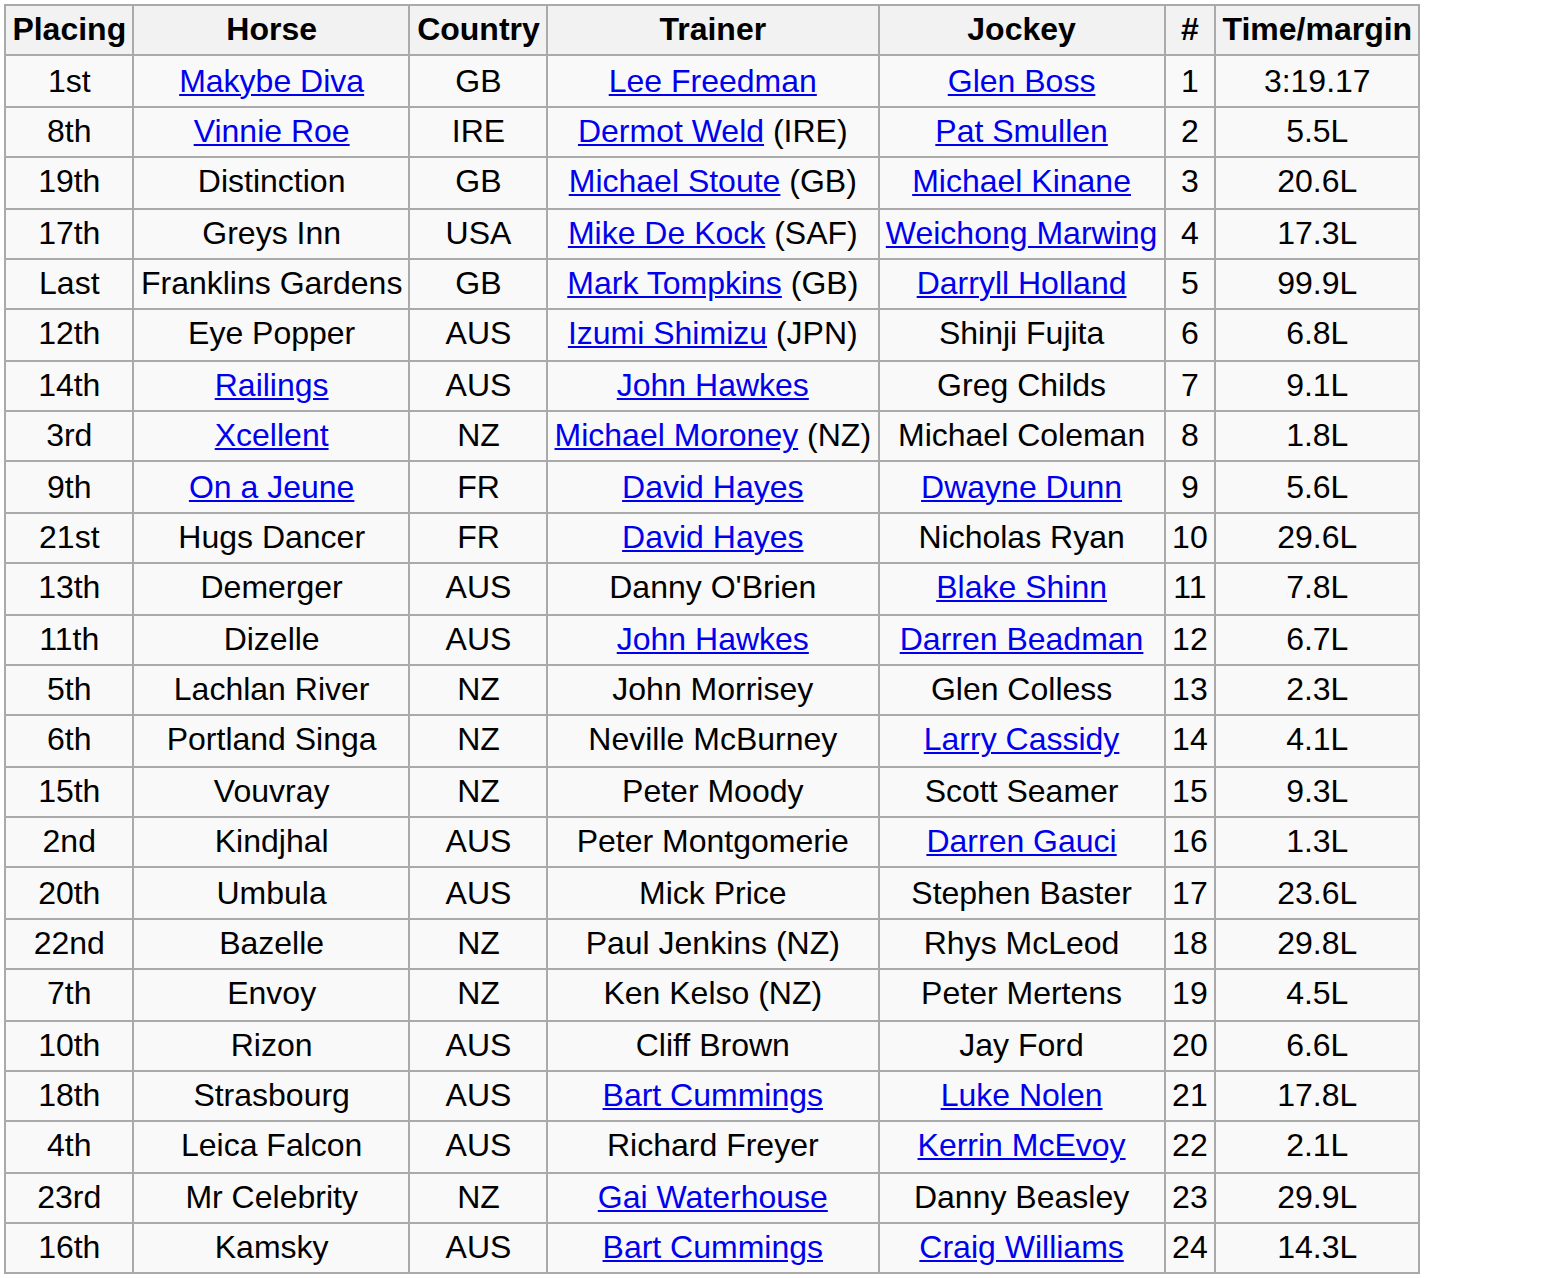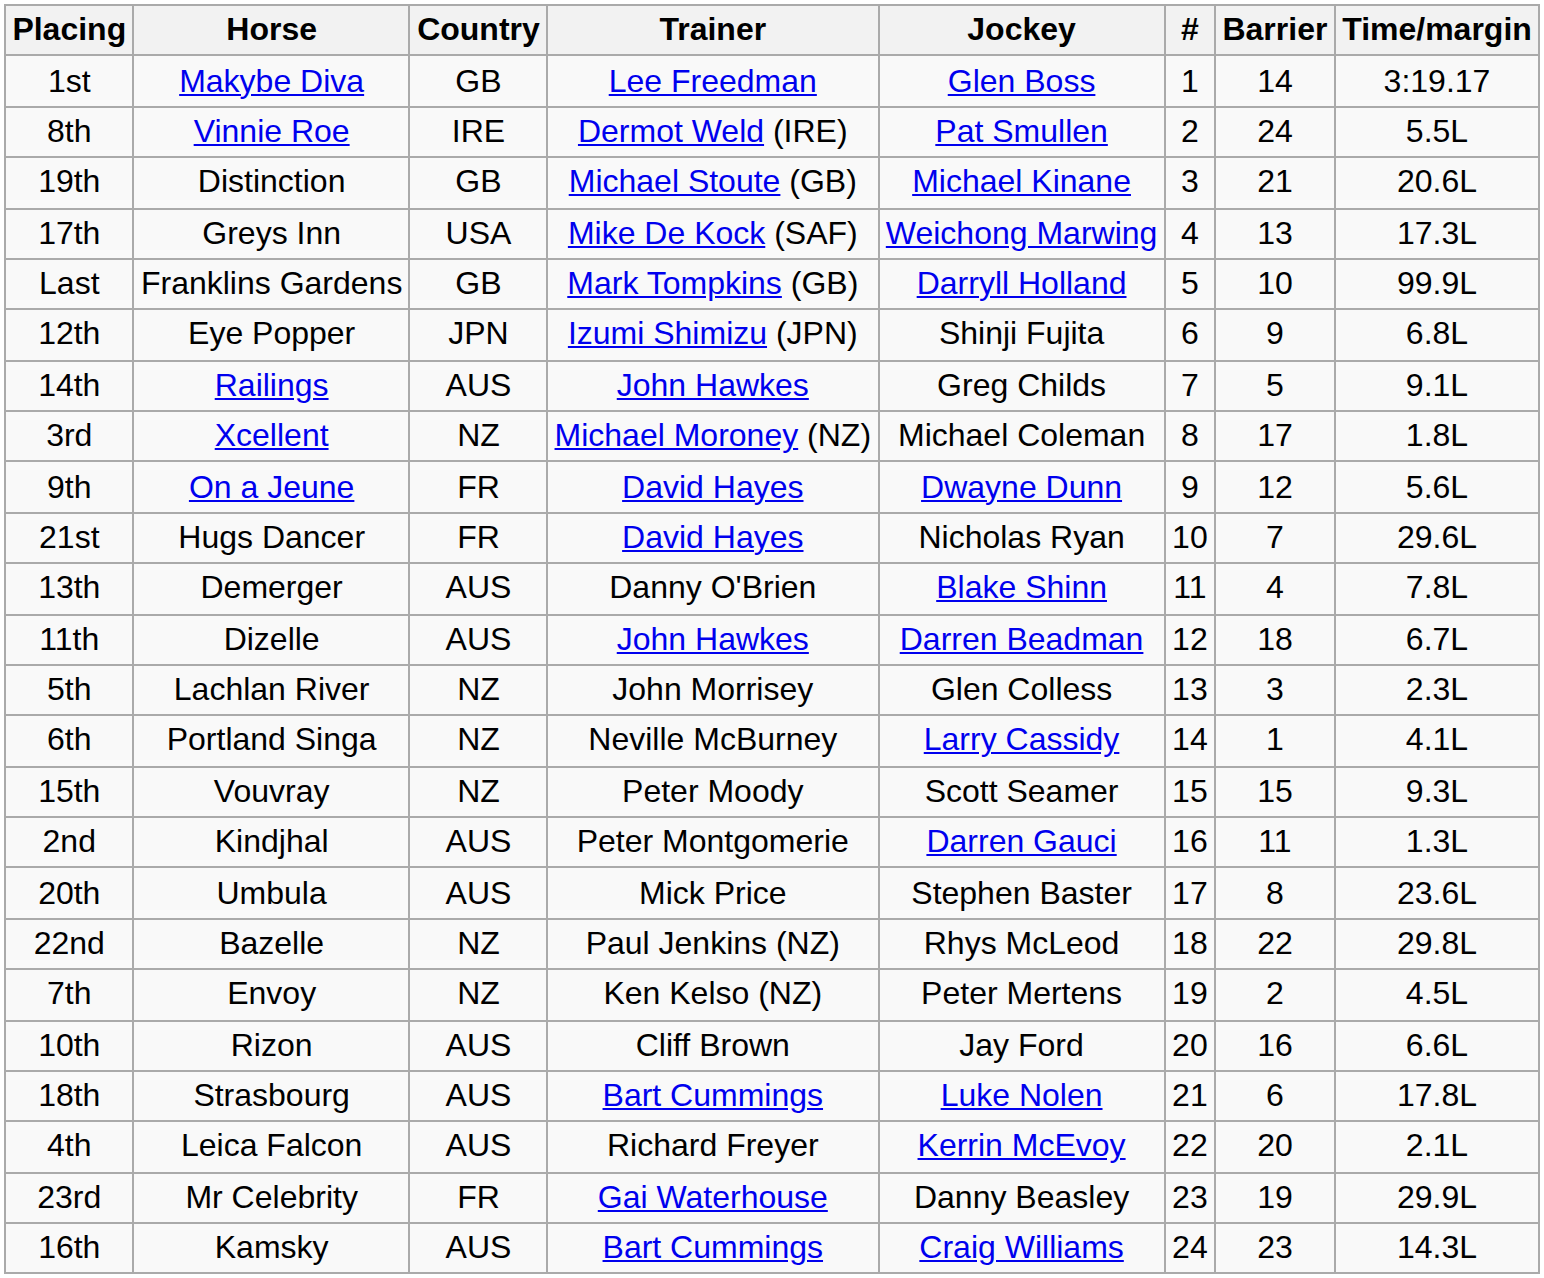+ column: (1275, 29)
(478, 334) AUS -> (478, 334) JPN
(478, 1197) NZ -> (478, 1197) FR
